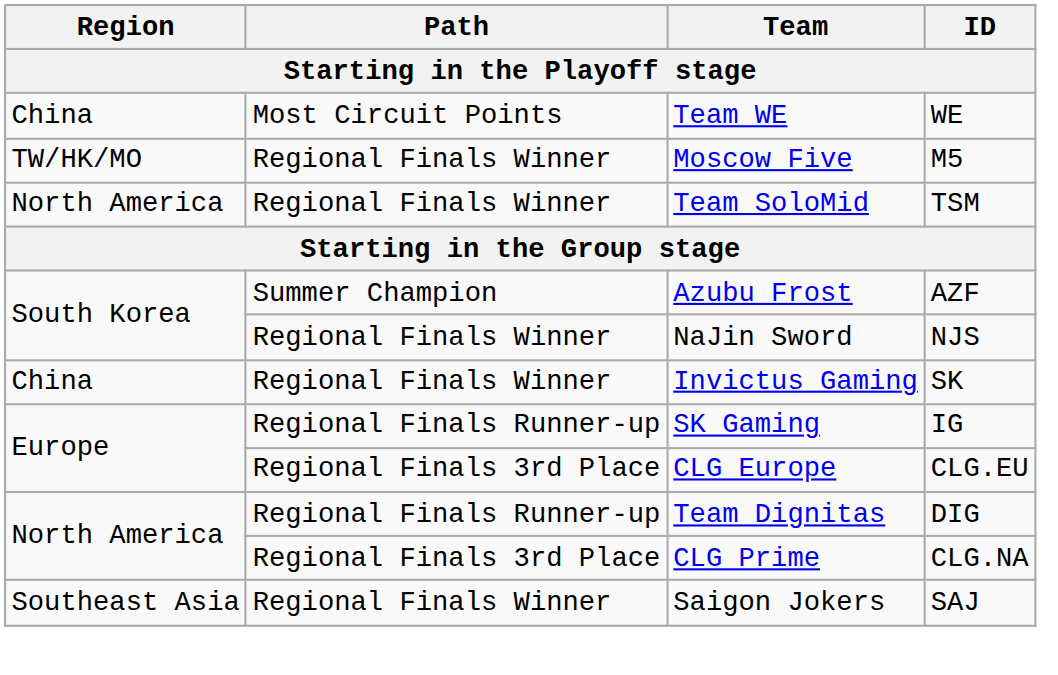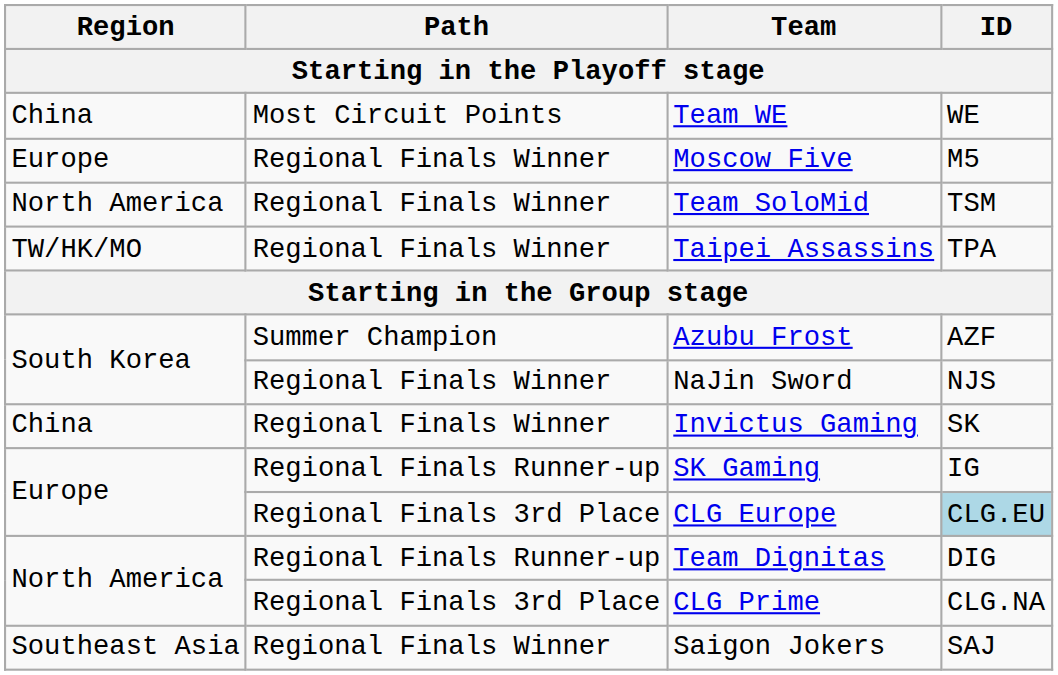(77, 160) TW/HK/MO -> (60, 160) Europe
+ row: (804, 249)
(980, 470) no background -> (996, 514) lightblue background
